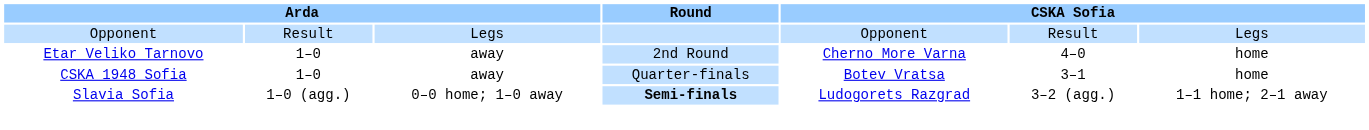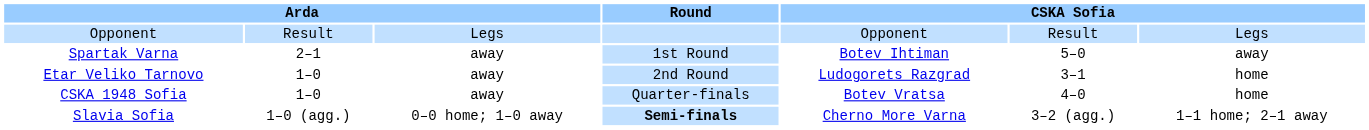+ row: (123, 54)
(894, 54) Cherno More Varna -> (894, 75) Ludogorets Razgrad
(1073, 54) 4–0 -> (1073, 75) 3–1
(1073, 75) 3–1 -> (1073, 95) 4–0
(894, 95) Ludogorets Razgrad -> (894, 116) Cherno More Varna
